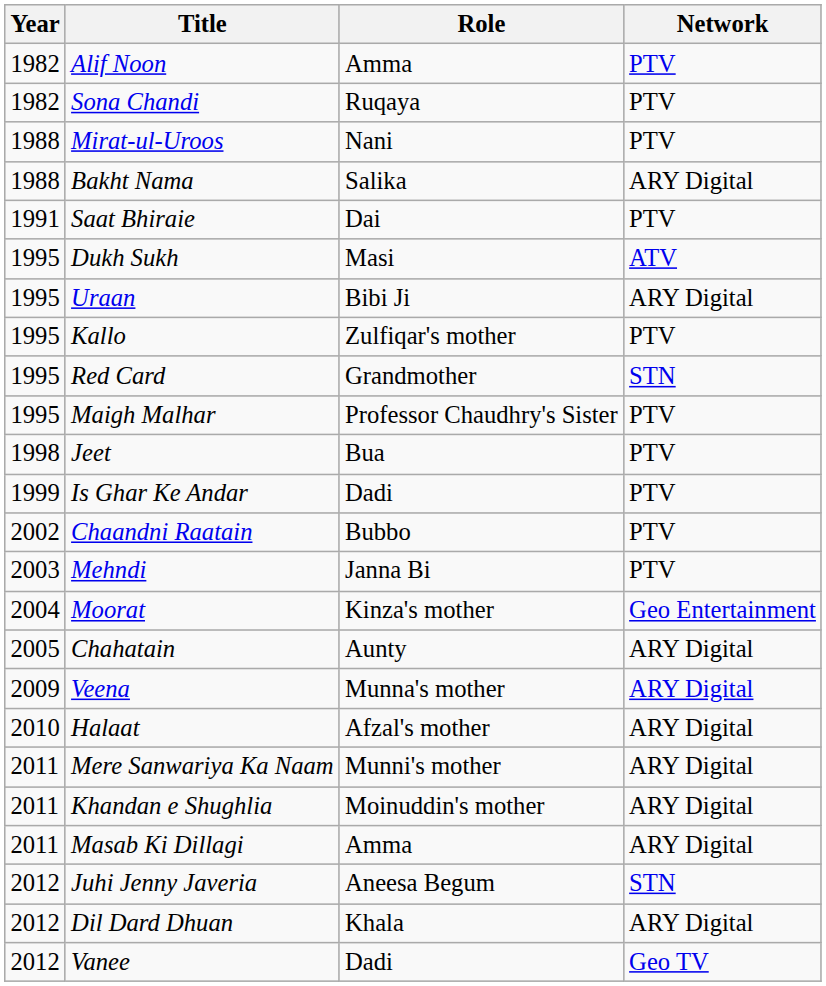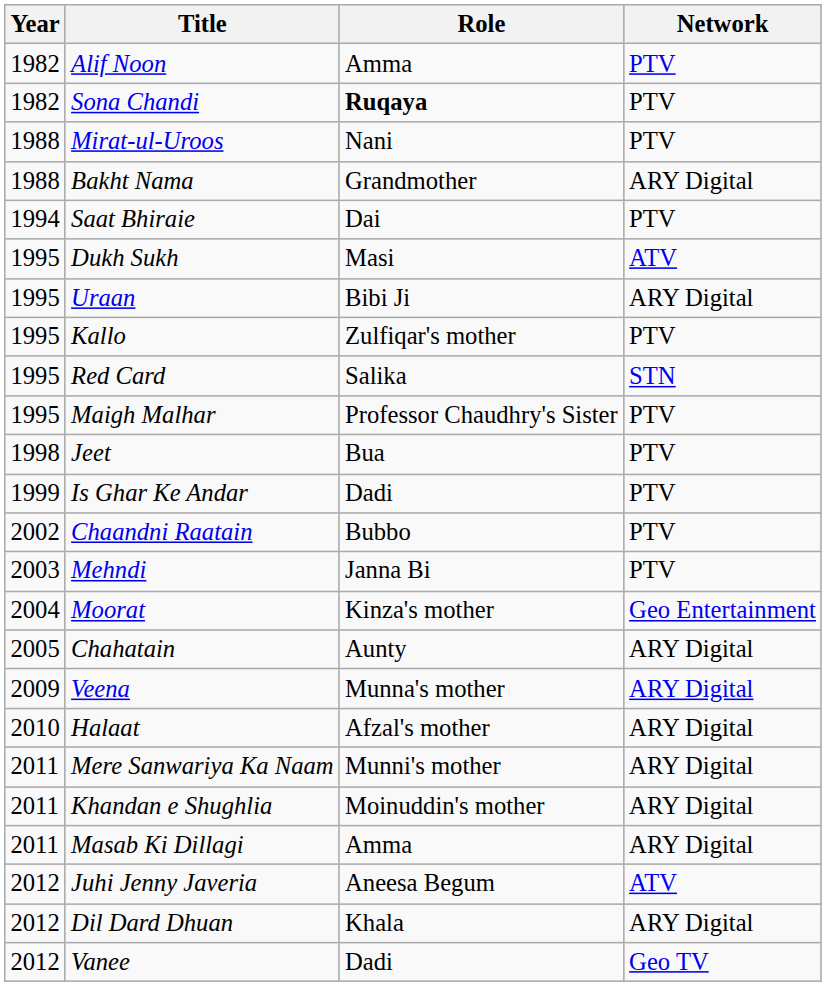(383, 102) normal -> (386, 102) bold
(376, 180) Salika -> (411, 180) Grandmother
(35, 219) 1991 -> (35, 219) 1994
(411, 375) Grandmother -> (376, 375) Salika
(652, 883) STN -> (653, 883) ATV
